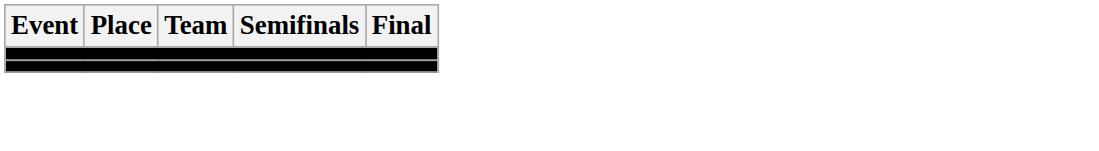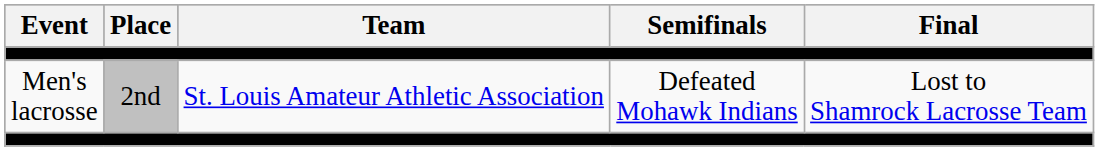+ row: (54, 95)
